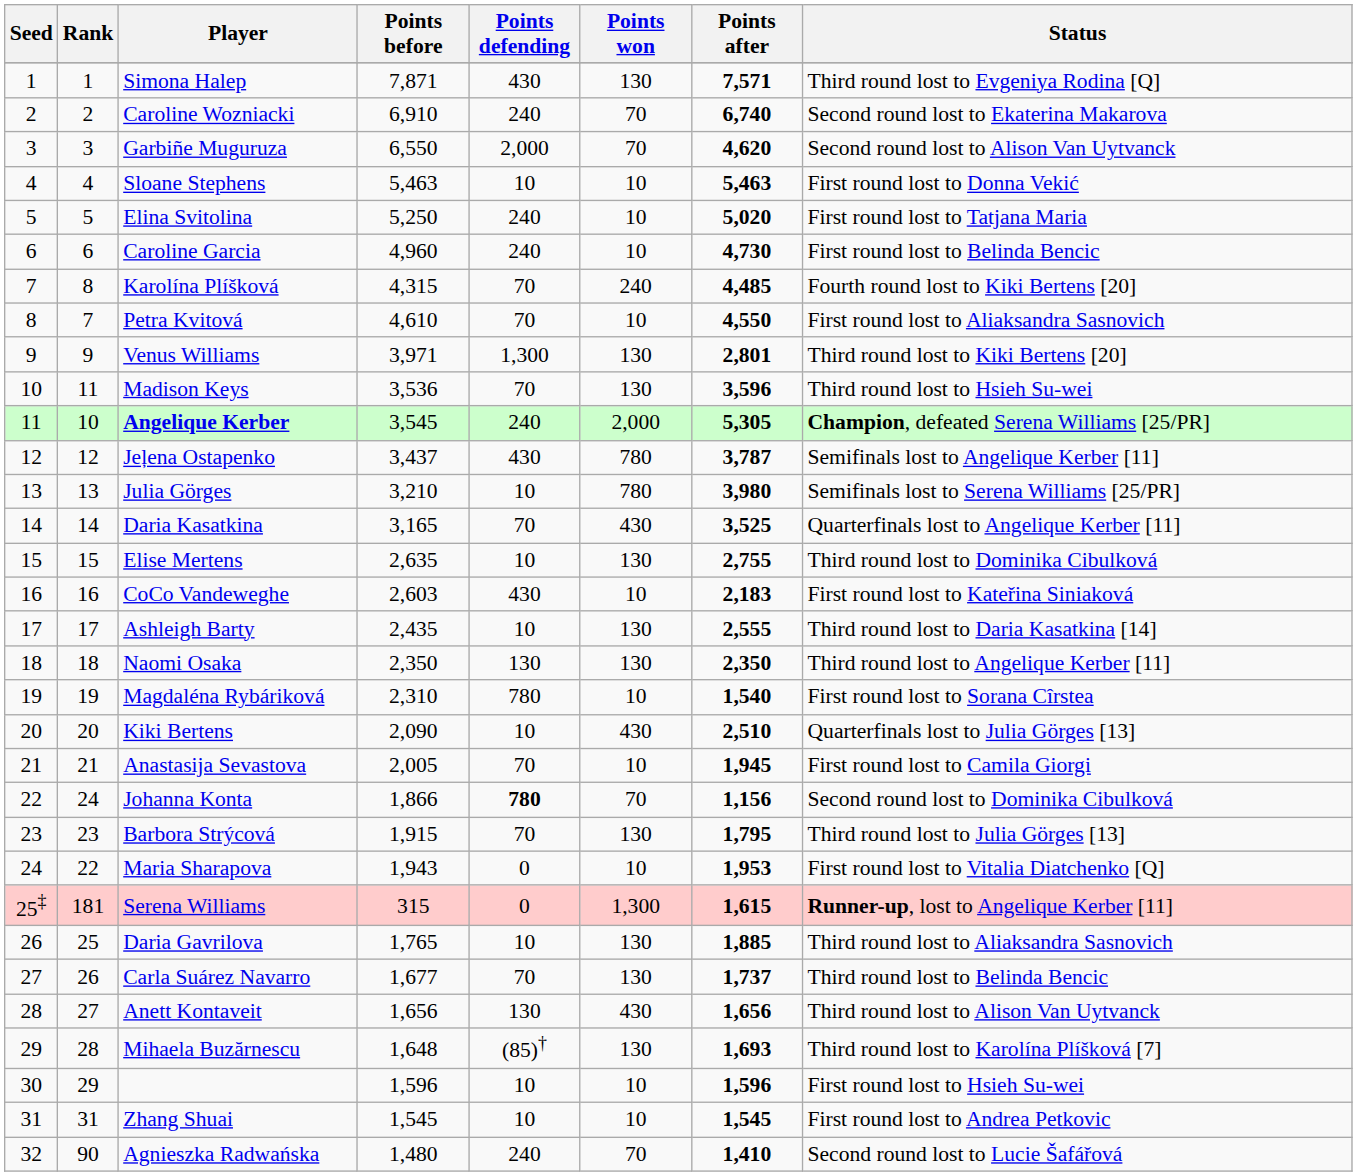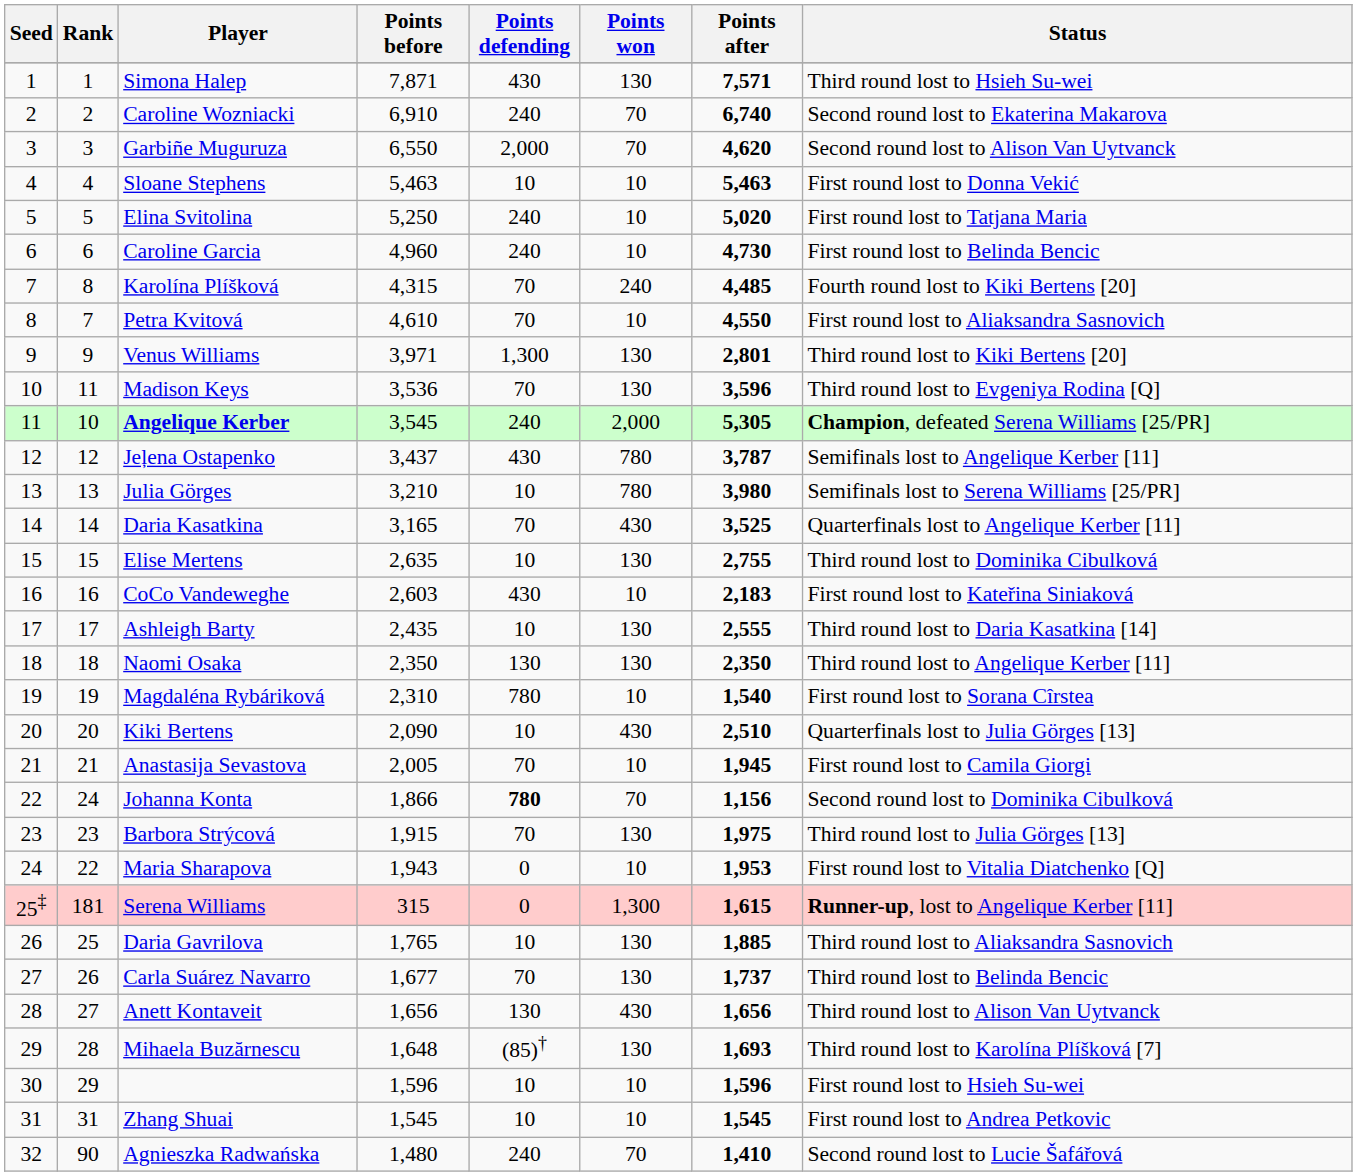(984, 80) Third round lost to Evgeniya Rodina [Q] -> (950, 80) Third round lost to Hsieh Su-wei
(950, 388) Third round lost to Hsieh Su-wei -> (984, 388) Third round lost to Evgeniya Rodina [Q]
(747, 833) 1,795 -> (747, 833) 1,975
